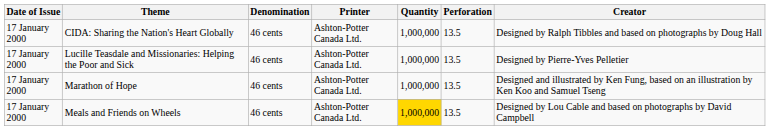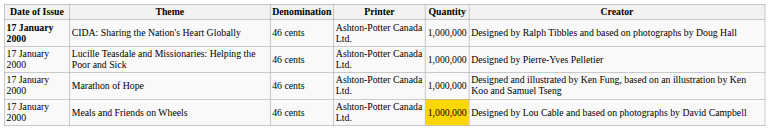- column: (468, 12)
(28, 33) normal -> (30, 33) bold
